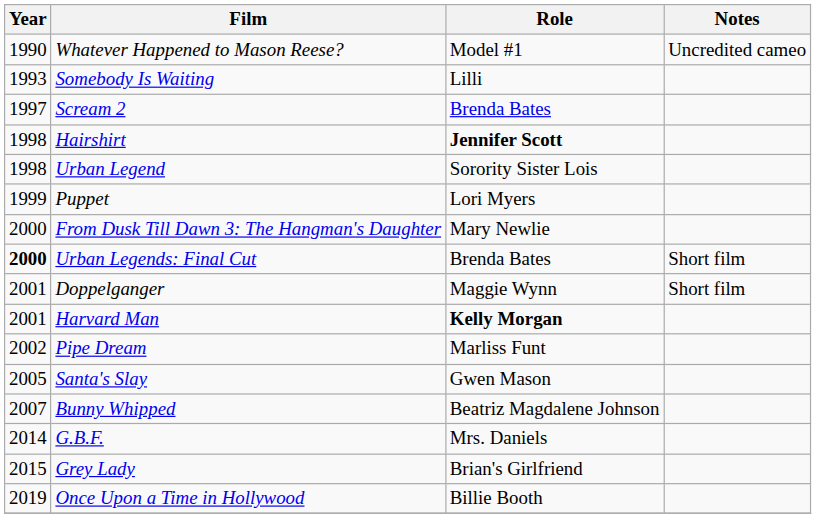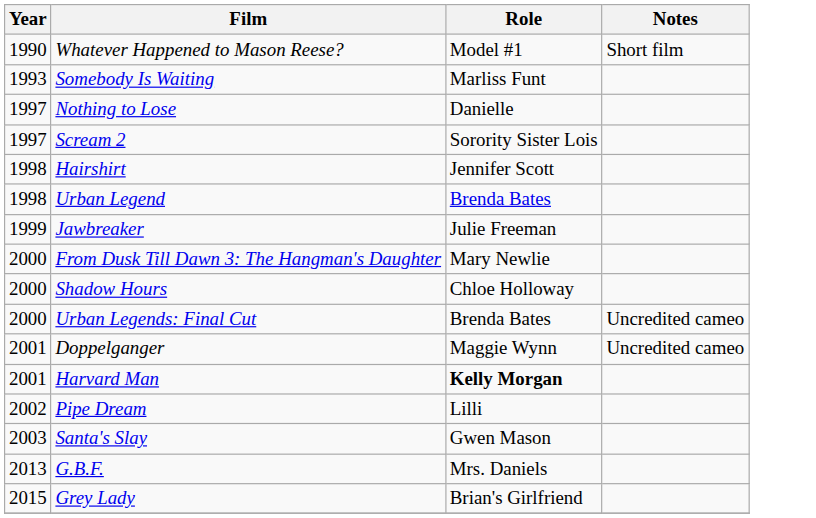(737, 49) Uncredited cameo -> (645, 49) Short film
(466, 79) Lilli -> (498, 79) Marliss Funt
+ row: (116, 109)
(500, 109) Brenda Bates -> (524, 139) Sorority Sister Lois
(506, 139) bold -> (502, 169) normal
(524, 169) Sorority Sister Lois -> (500, 199) Brenda Bates
- row: (82, 199)
+ row: (100, 229)
+ row: (111, 288)
(28, 259) bold -> (28, 318) normal
(707, 259) Short film -> (675, 318) Uncredited cameo
(707, 288) Short film -> (675, 348) Uncredited cameo
(498, 348) Marliss Funt -> (466, 408) Lilli
(28, 378) 2005 -> (28, 438) 2003
- row: (115, 408)
(28, 438) 2014 -> (28, 468) 2013
- row: (180, 498)
